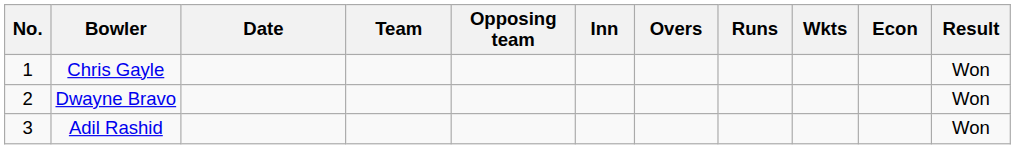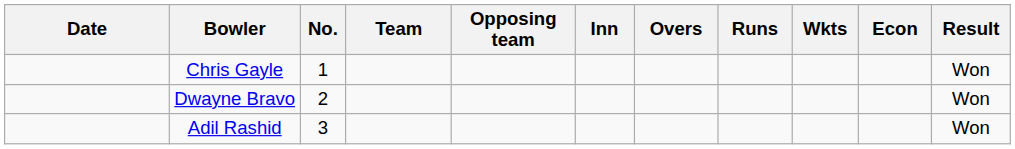columns swapped: (28, 29) <-> (263, 29)
